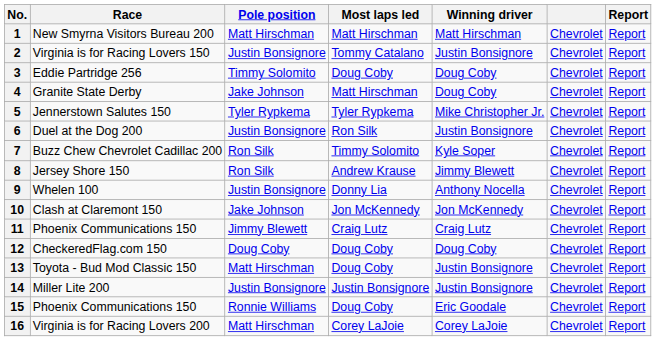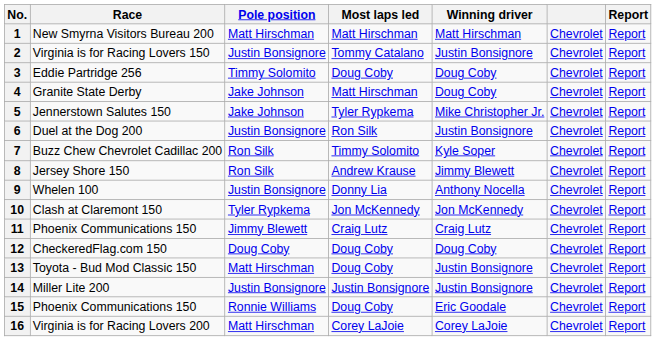(269, 112) Tyler Rypkema -> (266, 112) Jake Johnson
(266, 209) Jake Johnson -> (269, 209) Tyler Rypkema
